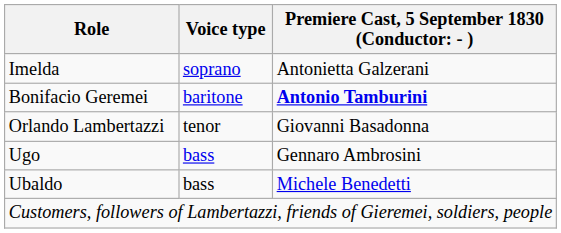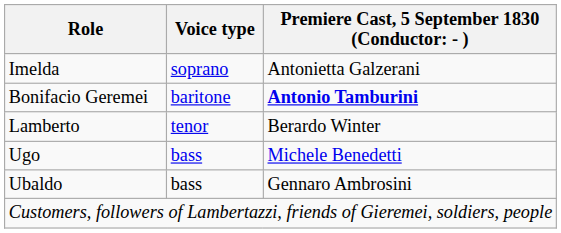+ row: (44, 126)
- row: (87, 126)
(349, 155) Gennaro Ambrosini -> (335, 155) Michele Benedetti
(344, 184) Michele Benedetti -> (340, 184) Gennaro Ambrosini
